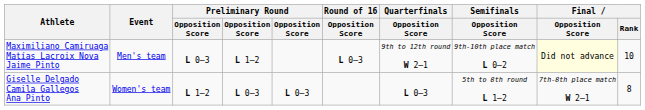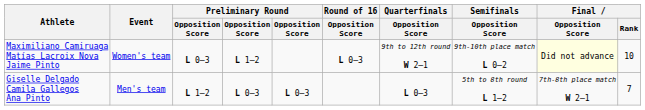(141, 56) Men's team -> (141, 56) Women's team
(141, 89) Women's team -> (141, 89) Men's team
(629, 89) 8 -> (629, 89) 7
